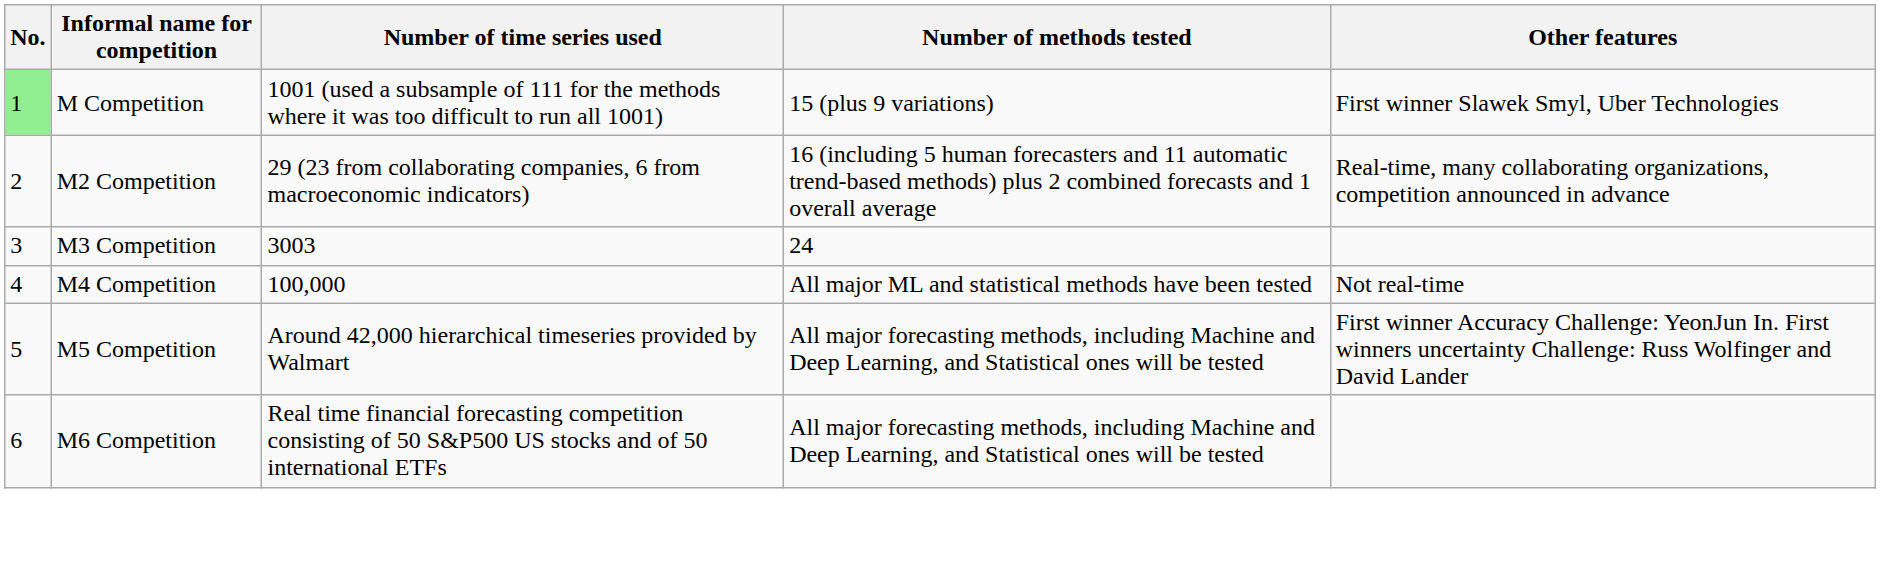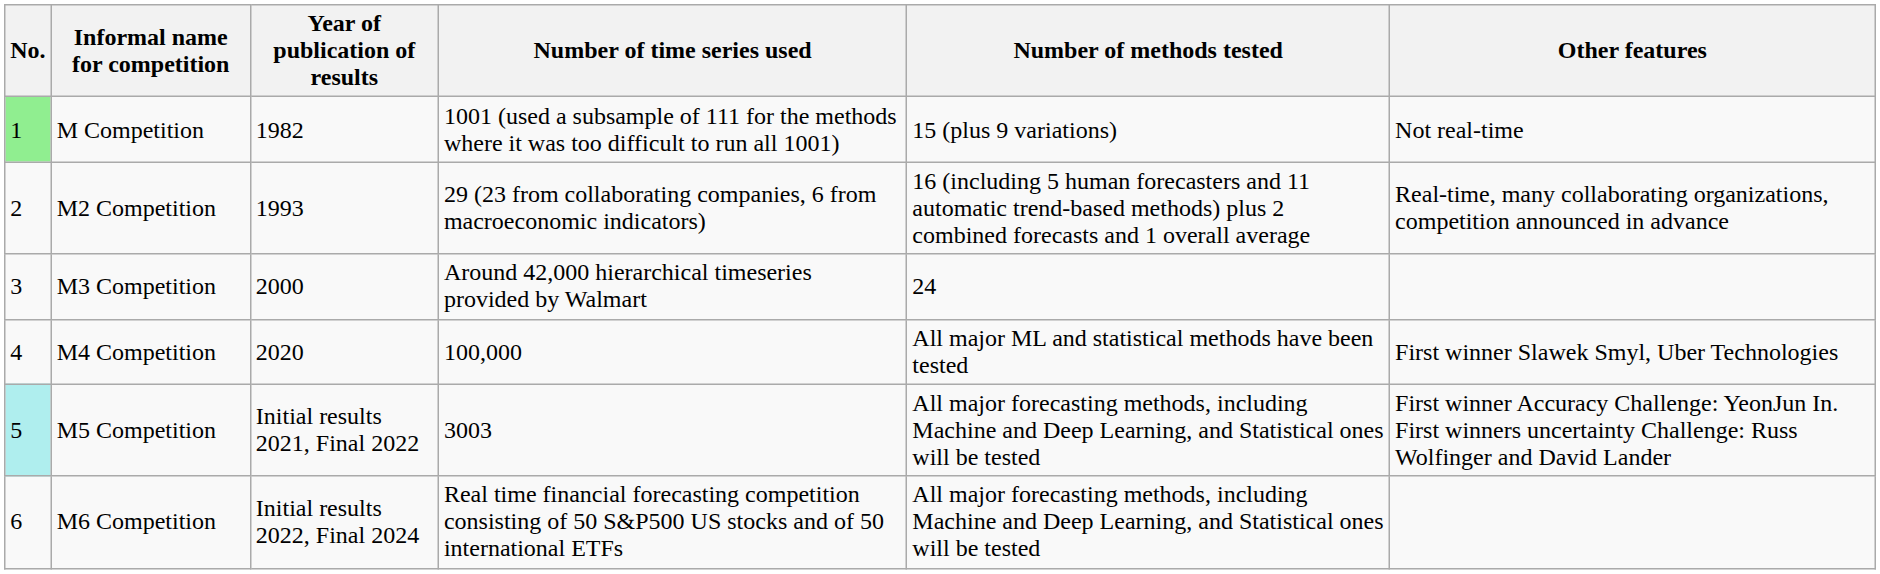+ column: (344, 50)
(1557, 102) First winner Slawek Smyl, Uber Technologies -> (1459, 129) Not real-time
(291, 245) 3003 -> (628, 286) Around 42,000 hierarchical timeseries provided by Walmart
(1400, 283) Not real-time -> (1617, 351) First winner Slawek Smyl, Uber Technologies
(16, 348) no background -> (16, 429) paleturquoise background
(512, 348) Around 42,000 hierarchical timeseries provided by Walmart -> (468, 429) 3003
